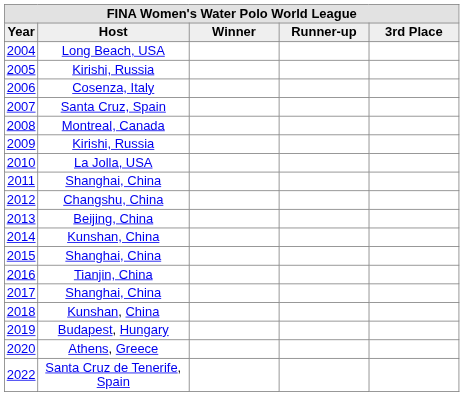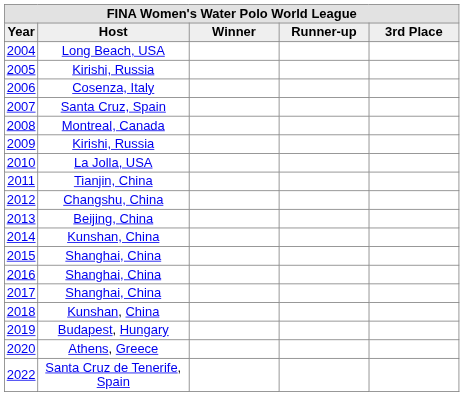(113, 181) Shanghai, China -> (113, 181) Tianjin, China
(113, 274) Tianjin, China -> (113, 274) Shanghai, China
